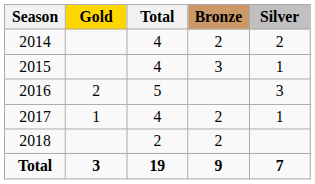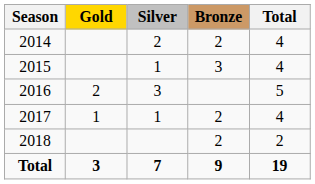columns swapped: (280, 16) <-> (157, 16)
